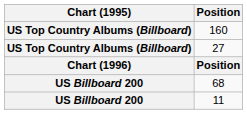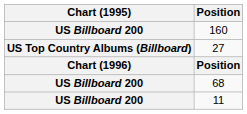(99, 30) US Top Country Albums (Billboard) -> (99, 30) US Billboard 200
